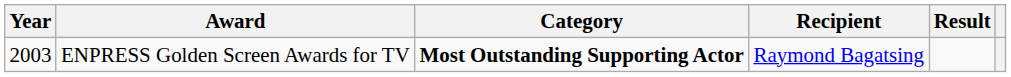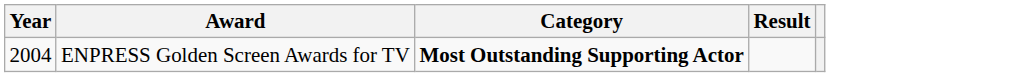- column: (839, 21)
(30, 54) 2003 -> (30, 54) 2004
